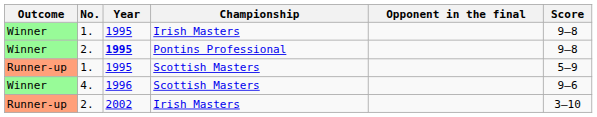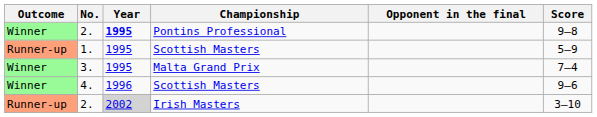- row: (87, 31)
+ row: (87, 67)
(119, 103) no background -> (119, 103) lightgrey background
